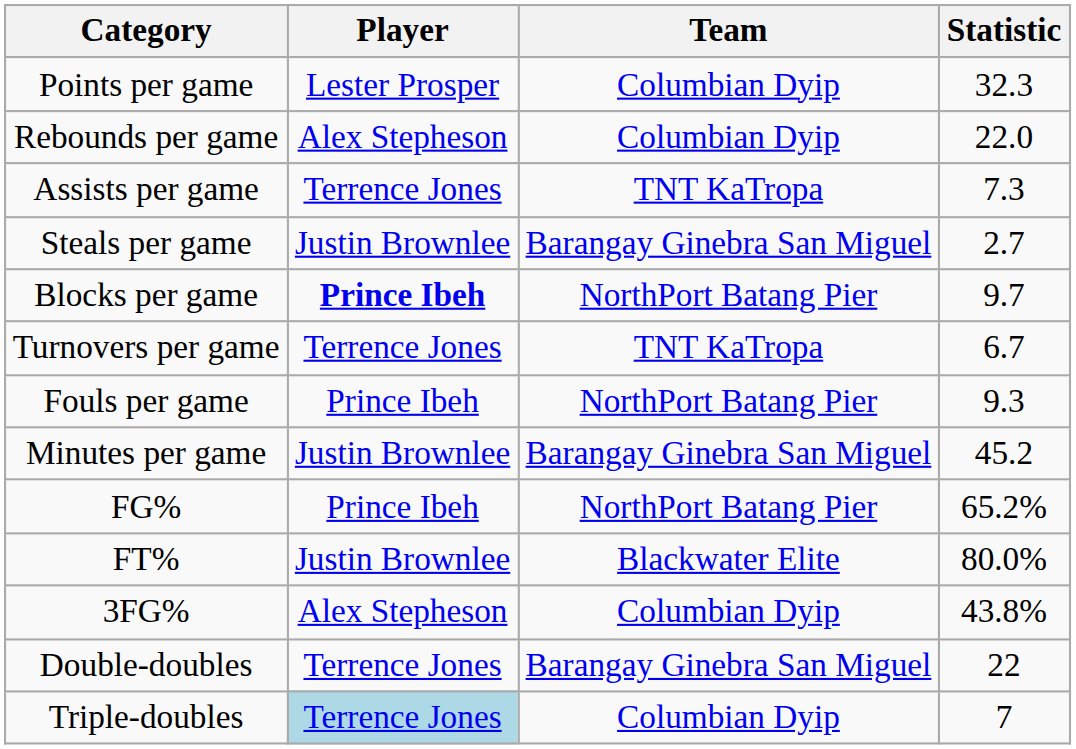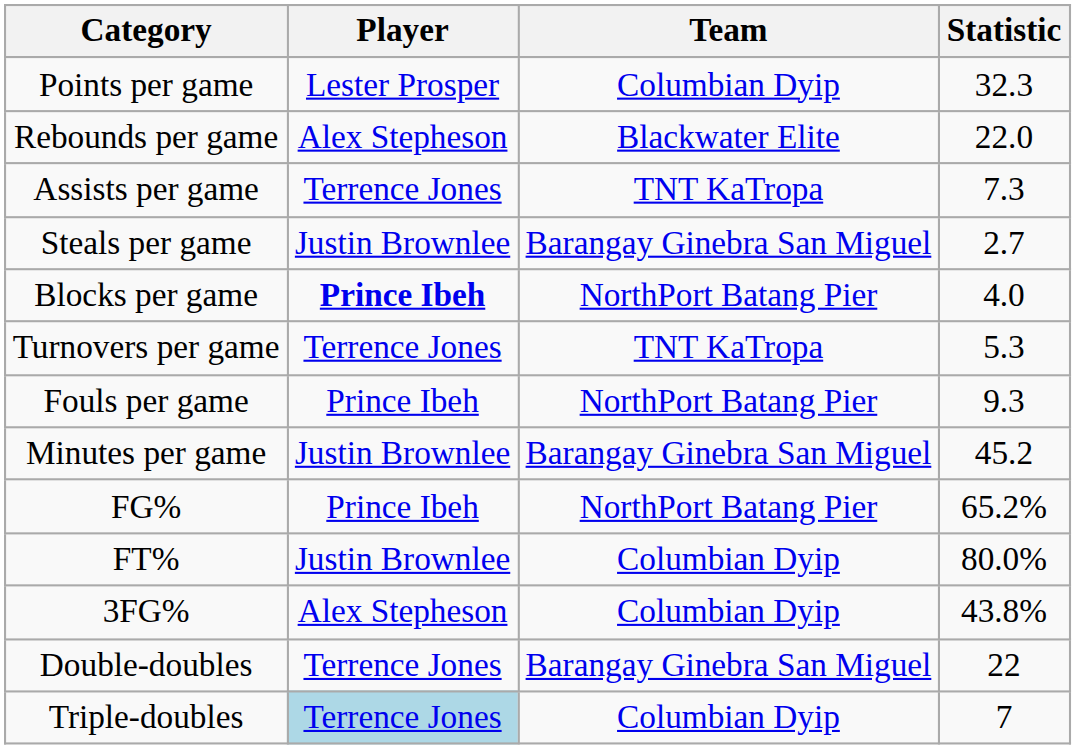(728, 136) Columbian Dyip -> (728, 136) Blackwater Elite
(1004, 294) 9.7 -> (1004, 294) 4.0
(1004, 347) 6.7 -> (1004, 347) 5.3
(728, 558) Blackwater Elite -> (728, 558) Columbian Dyip
